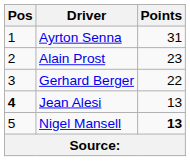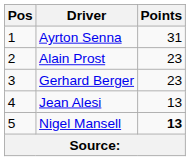(175, 80) 22 -> (175, 80) 23
(11, 102) bold -> (11, 102) normal
